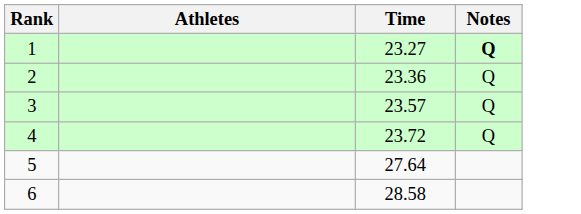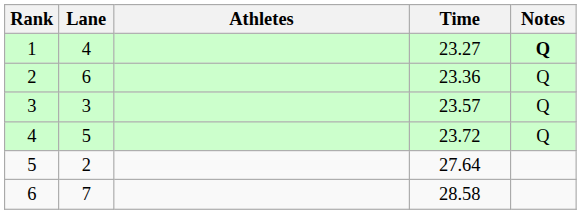+ column: (86, 19)
